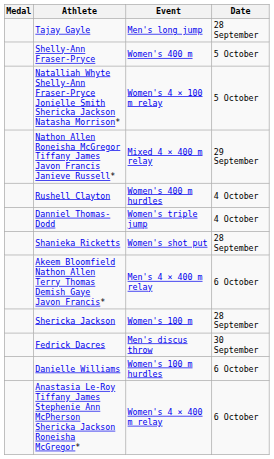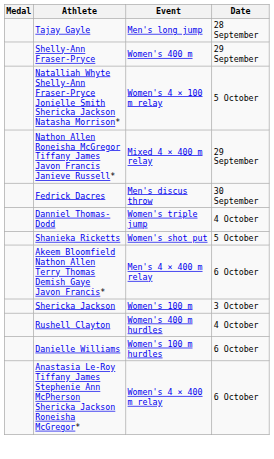(236, 54) 5 October -> (236, 54) 29 September
rows swapped: (70, 344) <-> (73, 195)
(236, 243) 28 September -> (236, 238) 5 October
(236, 321) 28 September -> (236, 306) 3 October
